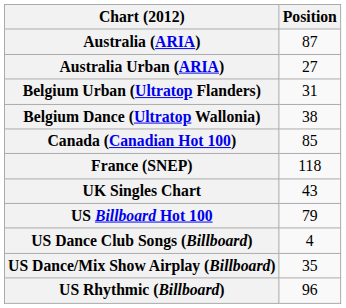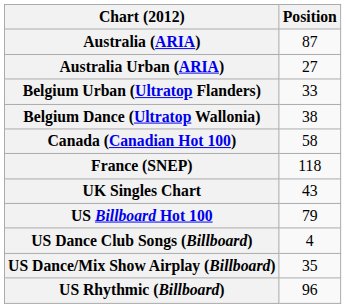(310, 91) 31 -> (310, 91) 33
(310, 141) 85 -> (310, 141) 58
